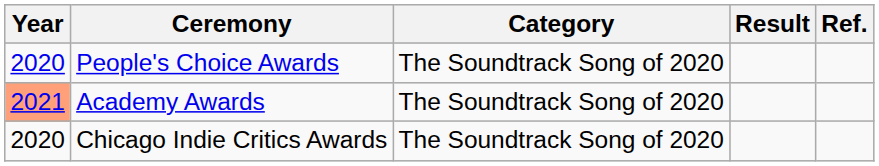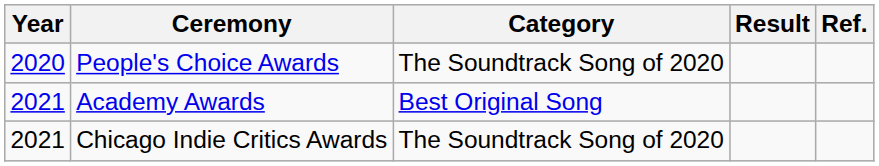(38, 101) lightsalmon background -> (38, 101) no background
(561, 101) The Soundtrack Song of 2020 -> (501, 101) Best Original Song
(38, 140) 2020 -> (38, 140) 2021
